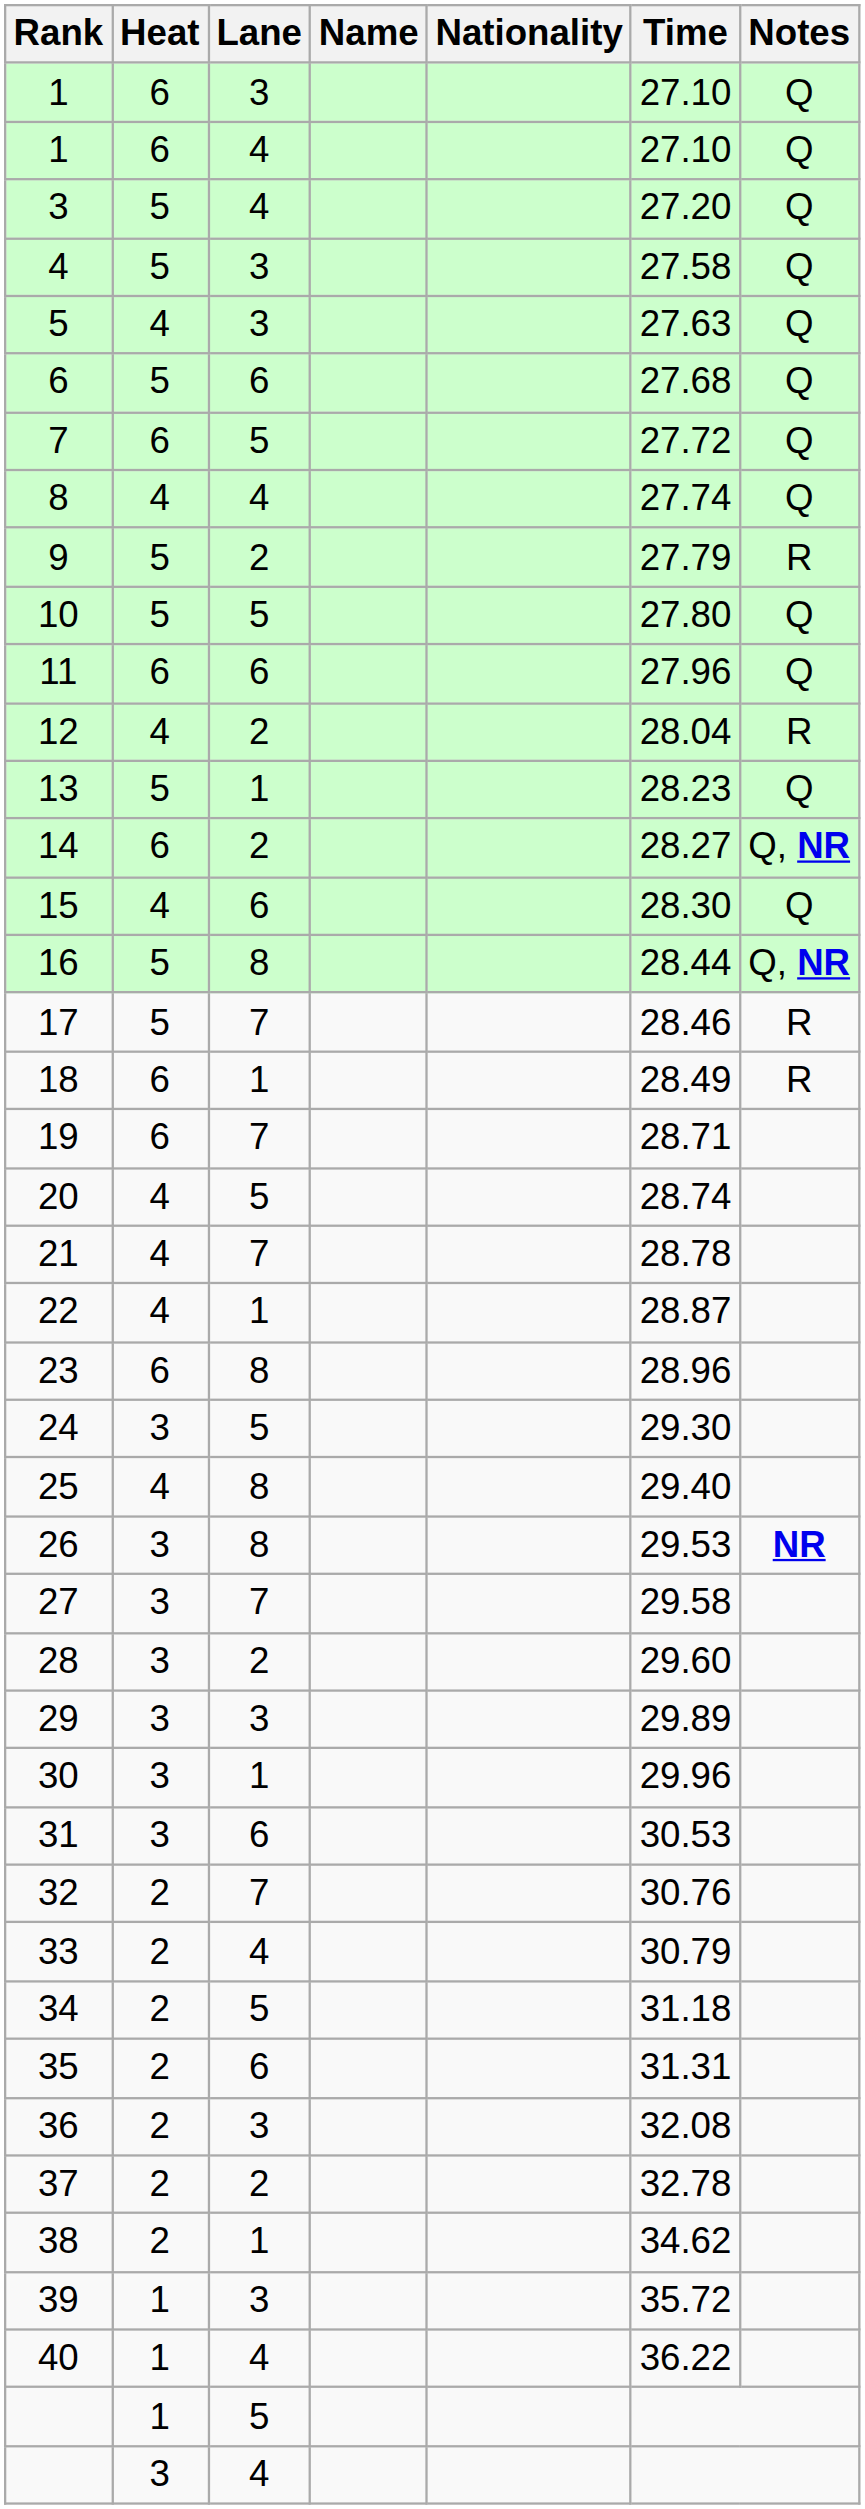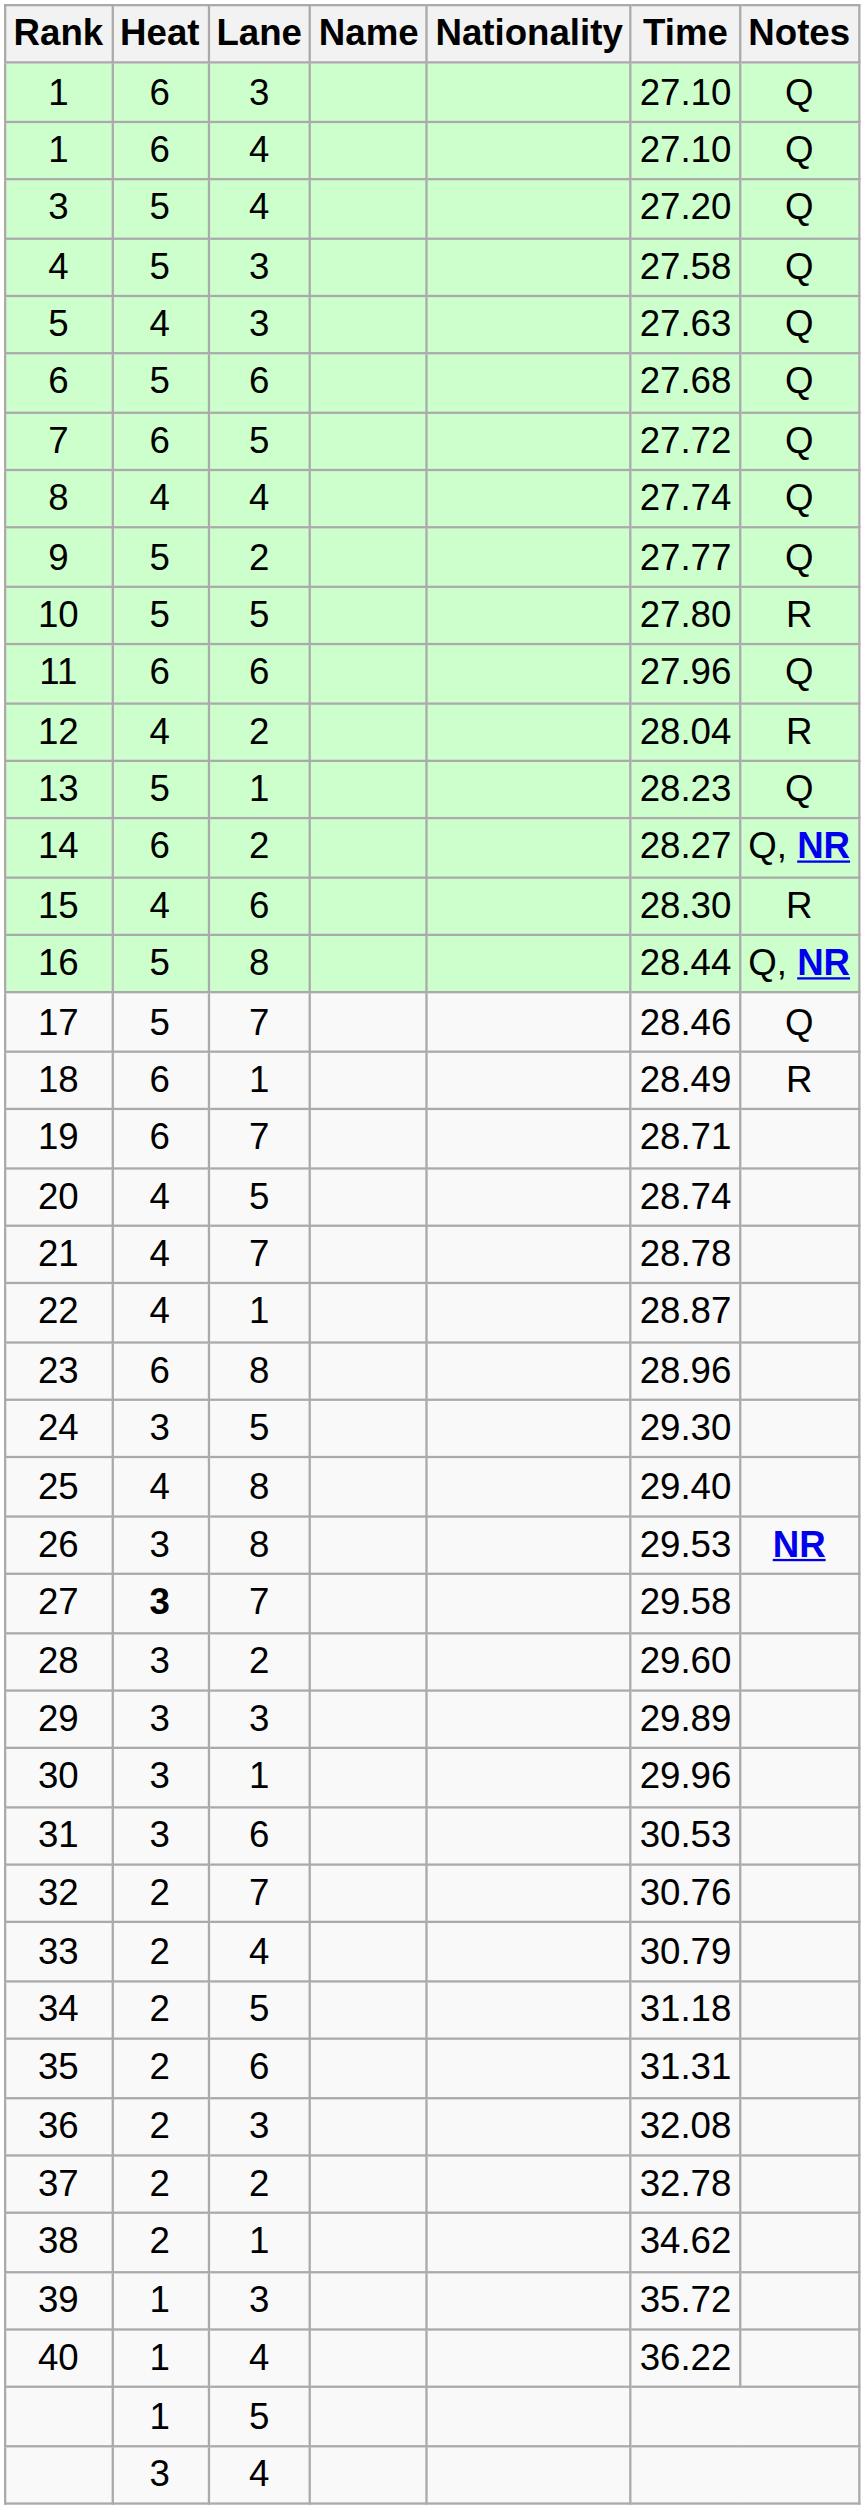(686, 556) 27.79 -> (686, 556) 27.77
(799, 556) R -> (799, 556) Q
(799, 614) Q -> (799, 614) R
(799, 905) Q -> (799, 905) R
(799, 1021) R -> (799, 1021) Q
(160, 1602) normal -> (160, 1602) bold
